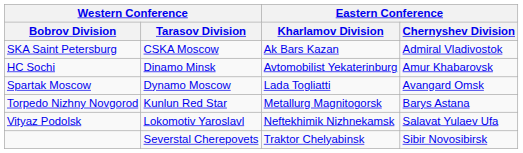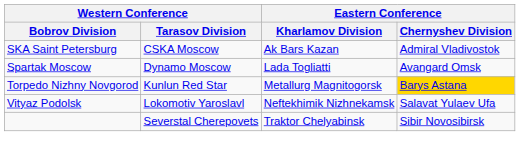- row: (31, 67)
(436, 103) no background -> (433, 85) gold background
